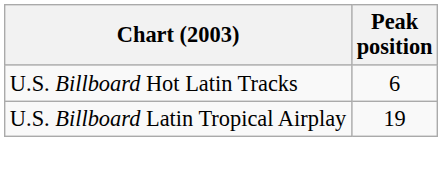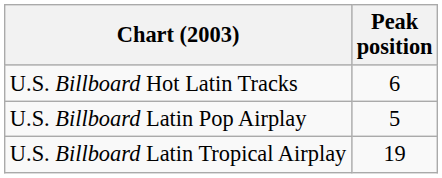+ row: (158, 118)
